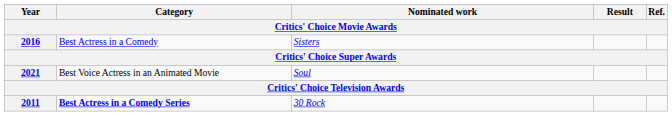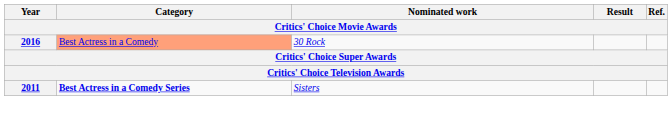(109, 42) no background -> (109, 42) lightsalmon background
(307, 42) Sisters -> (309, 42) 30 Rock
- row: (31, 73)
(309, 103) 30 Rock -> (307, 88) Sisters
